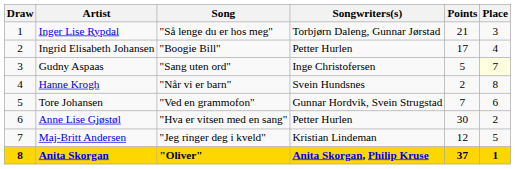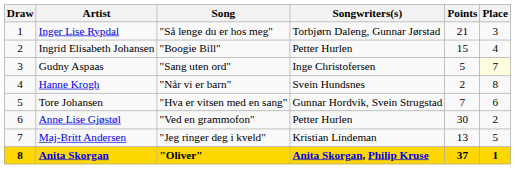(462, 48) 17 -> (462, 48) 15
(207, 102) "Ved en grammofon" -> (223, 102) "Hva er vitsen med en sang"
(223, 119) "Hva er vitsen med en sang" -> (207, 119) "Ved en grammofon"
(462, 137) 12 -> (462, 137) 13
